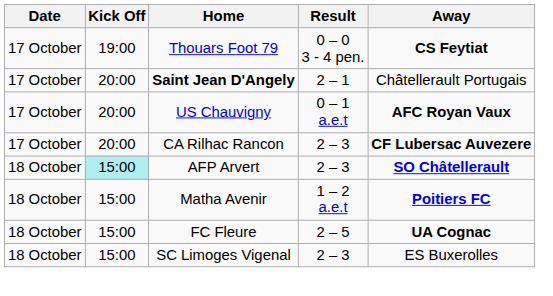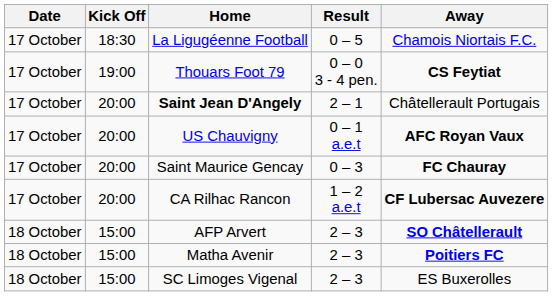+ row: (230, 39)
+ row: (230, 167)
(333, 144) 2 – 3 -> (346, 199) 1 – 2 a.e.t
(117, 167) paleturquoise background -> (117, 231) no background
(333, 199) 1 – 2 a.e.t -> (346, 255) 2 – 3
- row: (224, 231)
